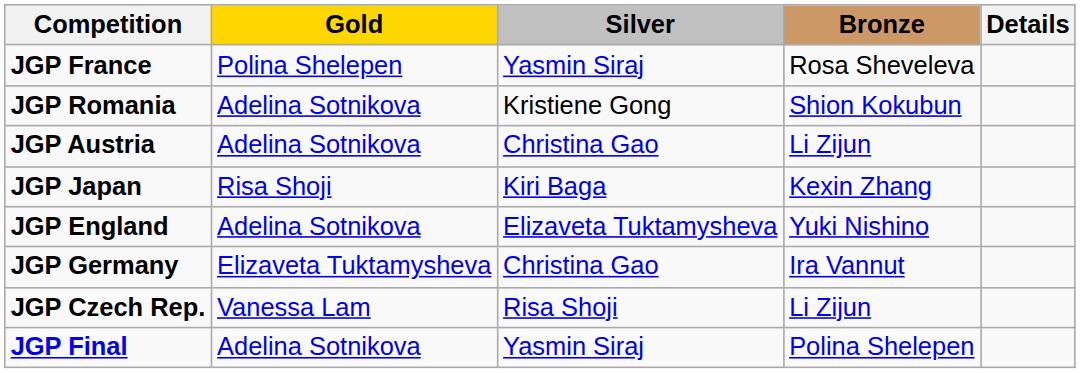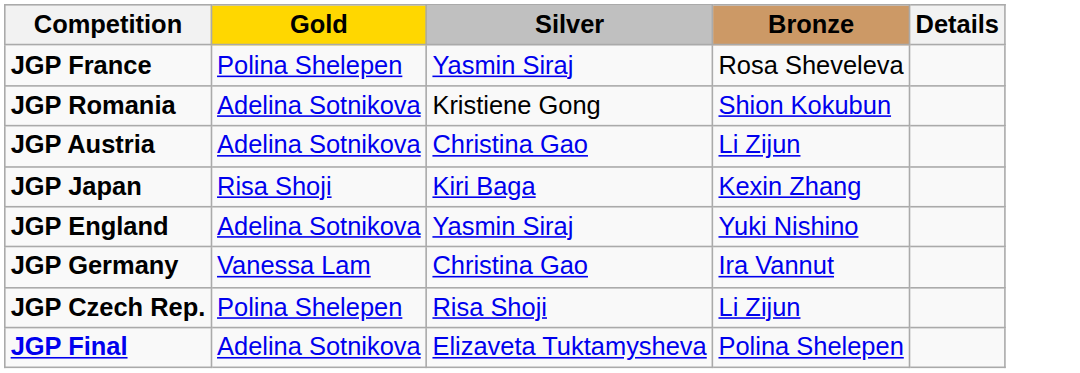(640, 226) Elizaveta Tuktamysheva -> (503, 226) Yasmin Siraj
(354, 266) Elizaveta Tuktamysheva -> (294, 266) Vanessa Lam
(294, 307) Vanessa Lam -> (310, 307) Polina Shelepen
(574, 347) Yasmin Siraj -> (570, 347) Elizaveta Tuktamysheva
